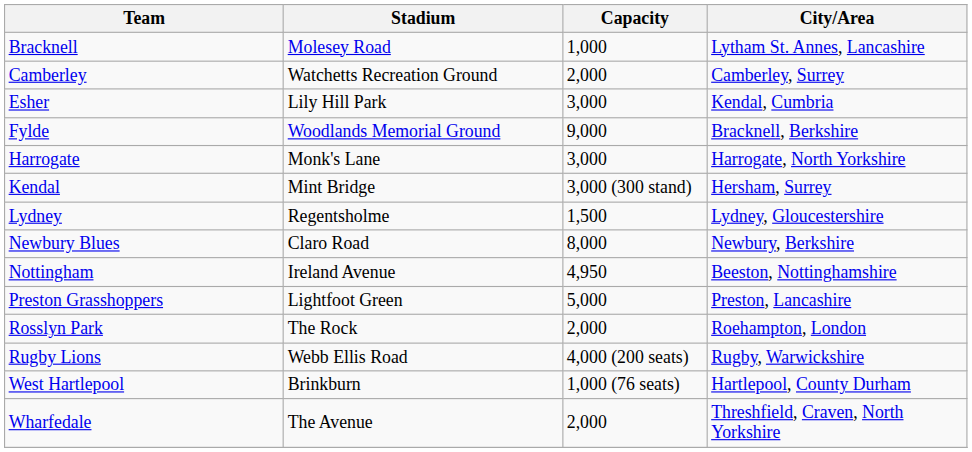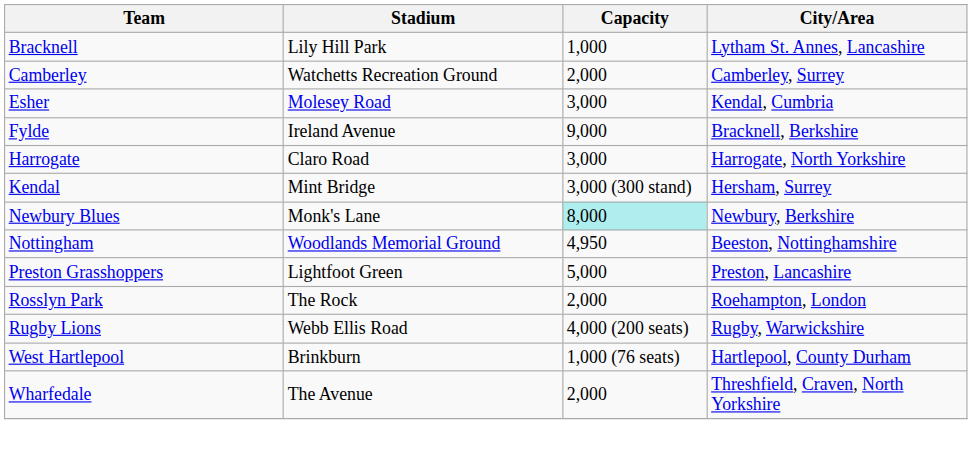(339, 46) Molesey Road -> (337, 46) Lily Hill Park
(337, 103) Lily Hill Park -> (339, 103) Molesey Road
(394, 131) Woodlands Memorial Ground -> (342, 131) Ireland Avenue
(334, 159) Monk's Lane -> (328, 159) Claro Road
- row: (35, 215)
(328, 243) Claro Road -> (334, 215) Monk's Lane
(587, 243) no background -> (587, 215) paleturquoise background
(342, 272) Ireland Avenue -> (394, 243) Woodlands Memorial Ground
